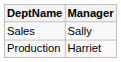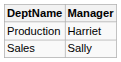rows swapped: (21, 31) <-> (34, 48)
